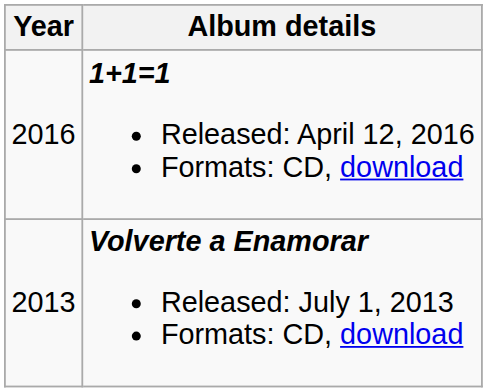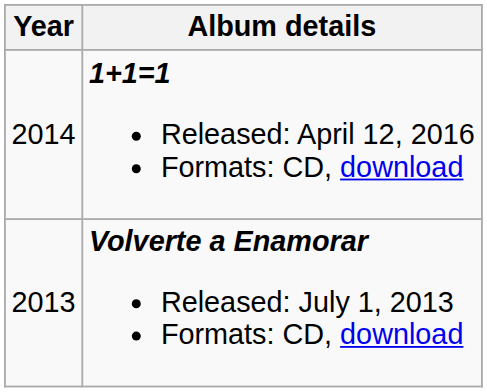(44, 134) 2016 -> (44, 134) 2014
